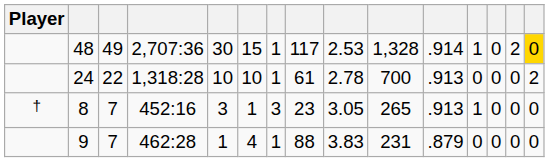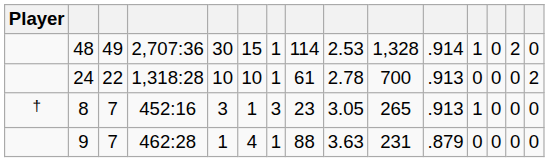(304, 48) 117 -> (304, 48) 114
(534, 48) gold background -> (534, 48) no background
(346, 141) 3.83 -> (346, 141) 3.63
